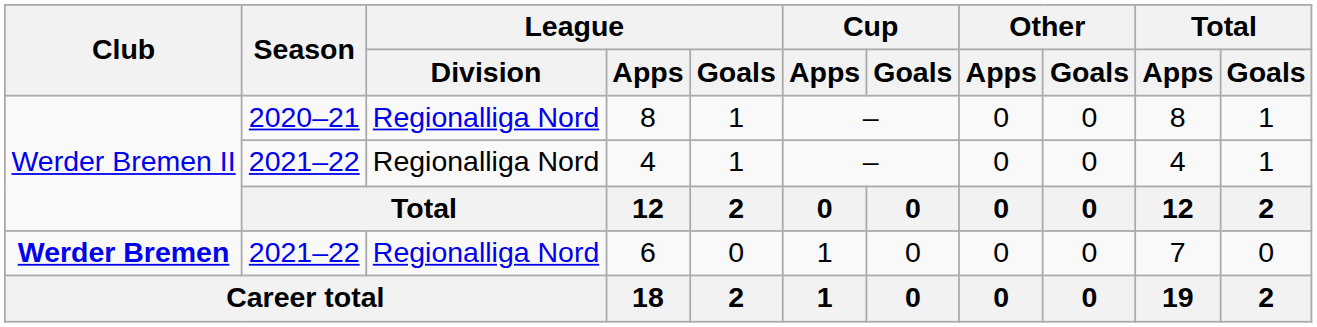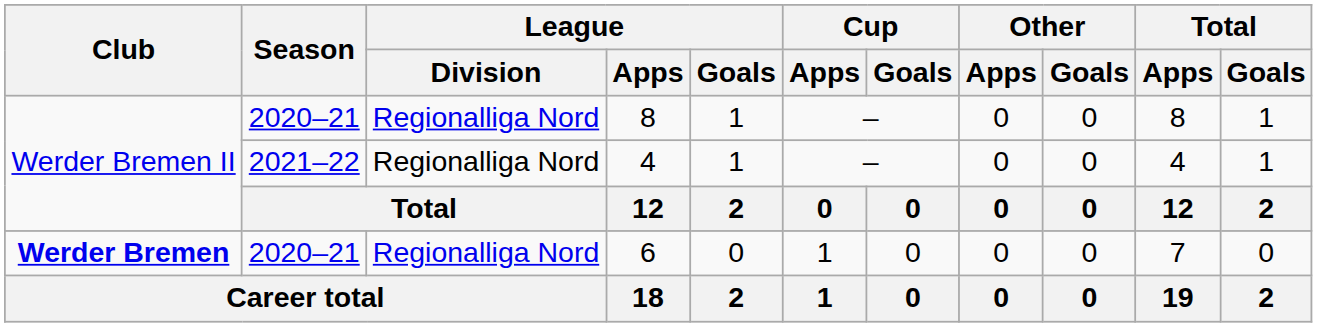(304, 252) 2021–22 -> (304, 252) 2020–21
